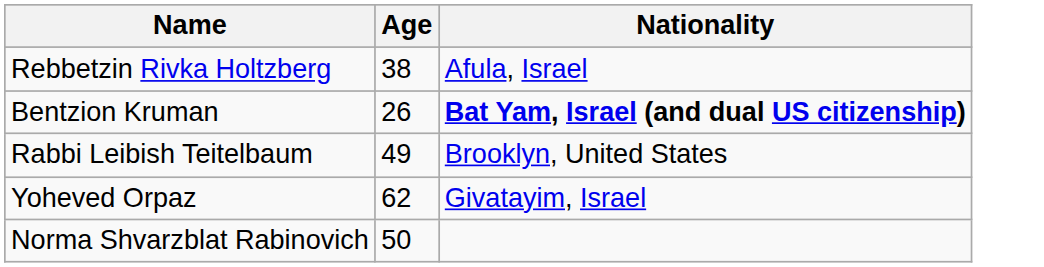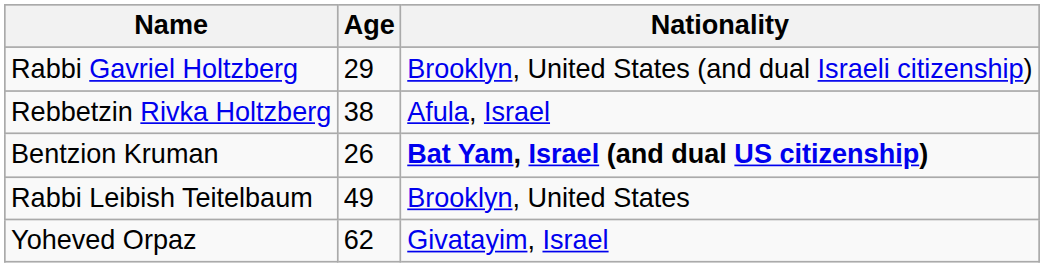+ row: (155, 68)
- row: (190, 240)
